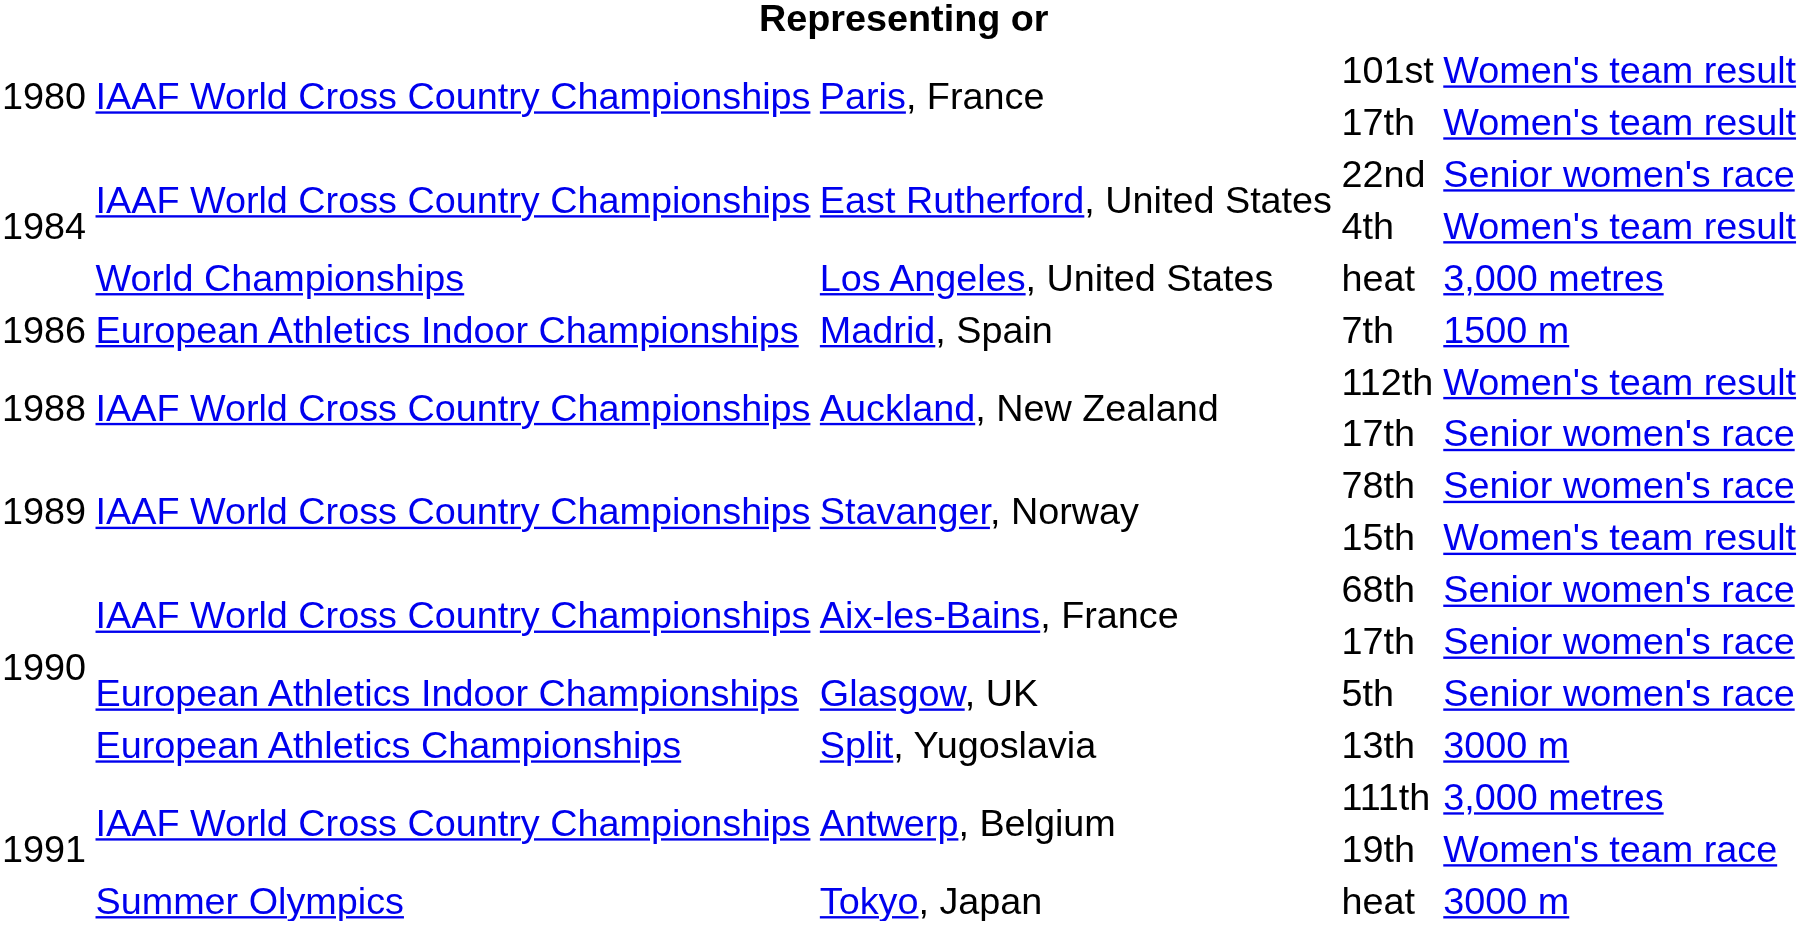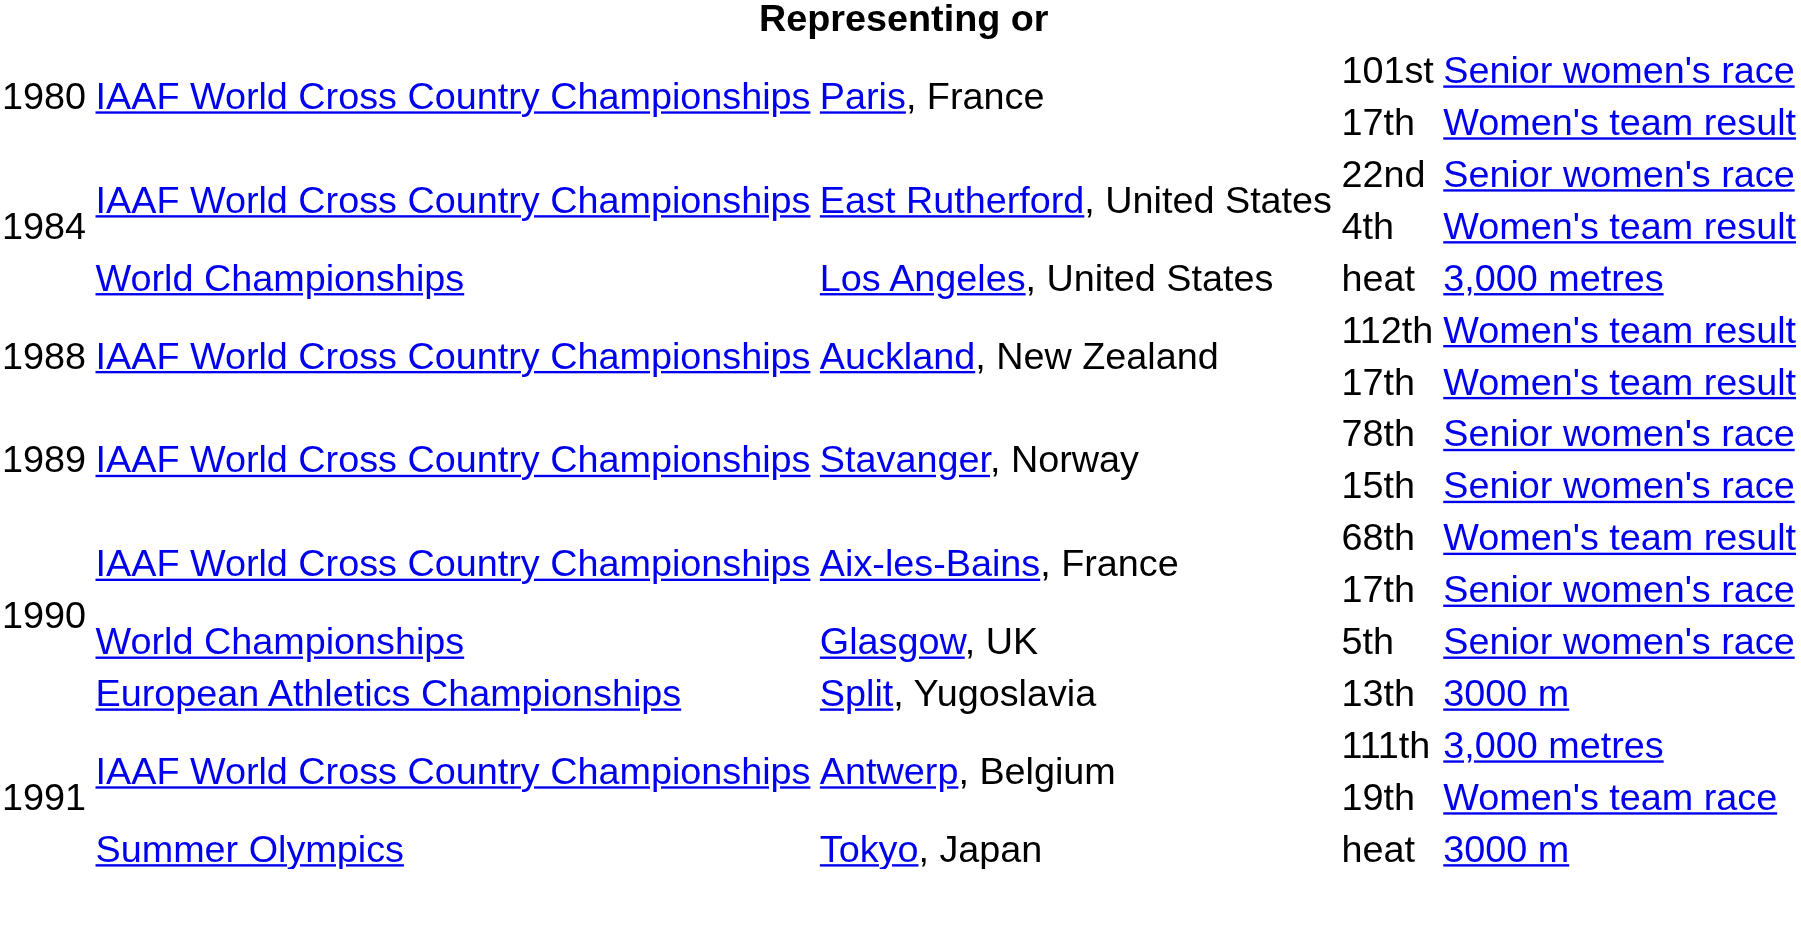(1620, 70) Women's team result -> (1619, 70) Senior women's race
- row: (936, 330)
(1619, 433) Senior women's race -> (1620, 382) Women's team result
(1620, 537) Women's team result -> (1619, 485) Senior women's race
(1619, 589) Senior women's race -> (1620, 537) Women's team result
(447, 693) European Athletics Indoor Championships -> (280, 641) World Championships
